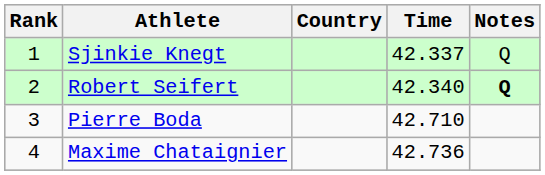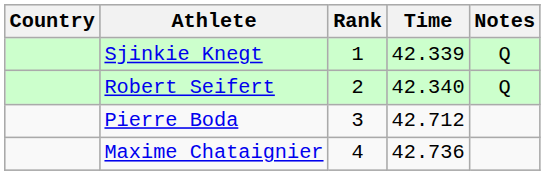columns swapped: (34, 21) <-> (339, 21)
(428, 54) 42.337 -> (428, 54) 42.339
(505, 87) bold -> (505, 87) normal
(428, 120) 42.710 -> (428, 120) 42.712
